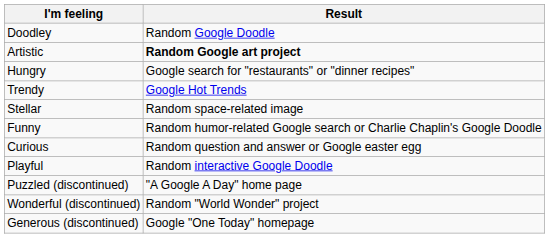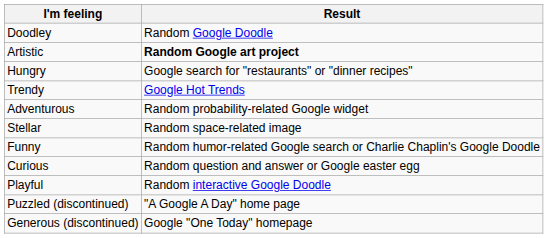+ row: (41, 109)
- row: (74, 204)
